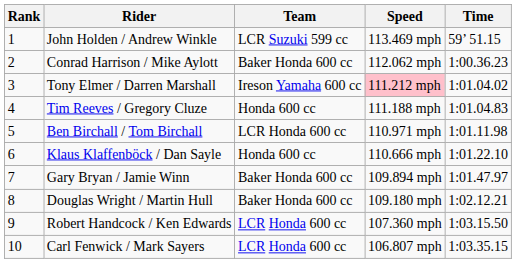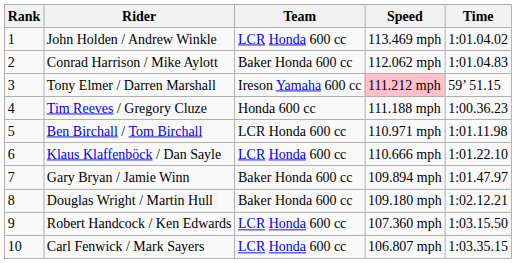(293, 39) LCR Suzuki 599 cc -> (292, 39) LCR Honda 600 cc
(474, 39) 59’ 51.15 -> (478, 39) 1:01.04.02
(478, 62) 1:00.36.23 -> (478, 62) 1:01.04.83
(478, 85) 1:01.04.02 -> (474, 85) 59’ 51.15
(478, 108) 1:01.04.83 -> (478, 108) 1:00.36.23
(277, 154) Honda 600 cc -> (292, 154) LCR Honda 600 cc
